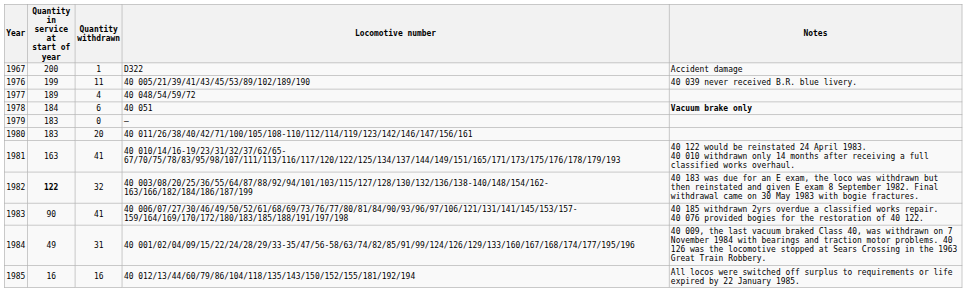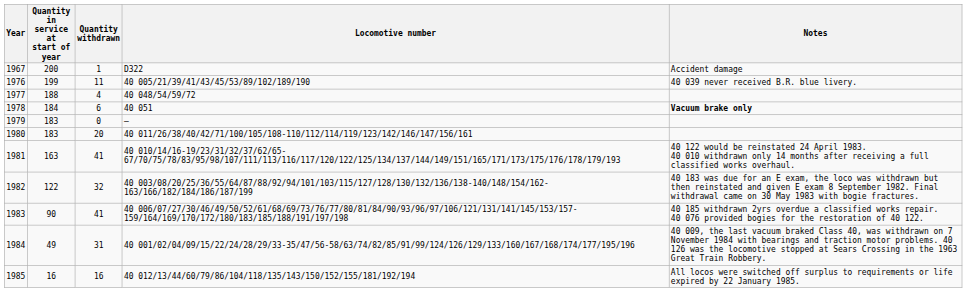(51, 95) 189 -> (51, 95) 188
(51, 187) bold -> (51, 187) normal
